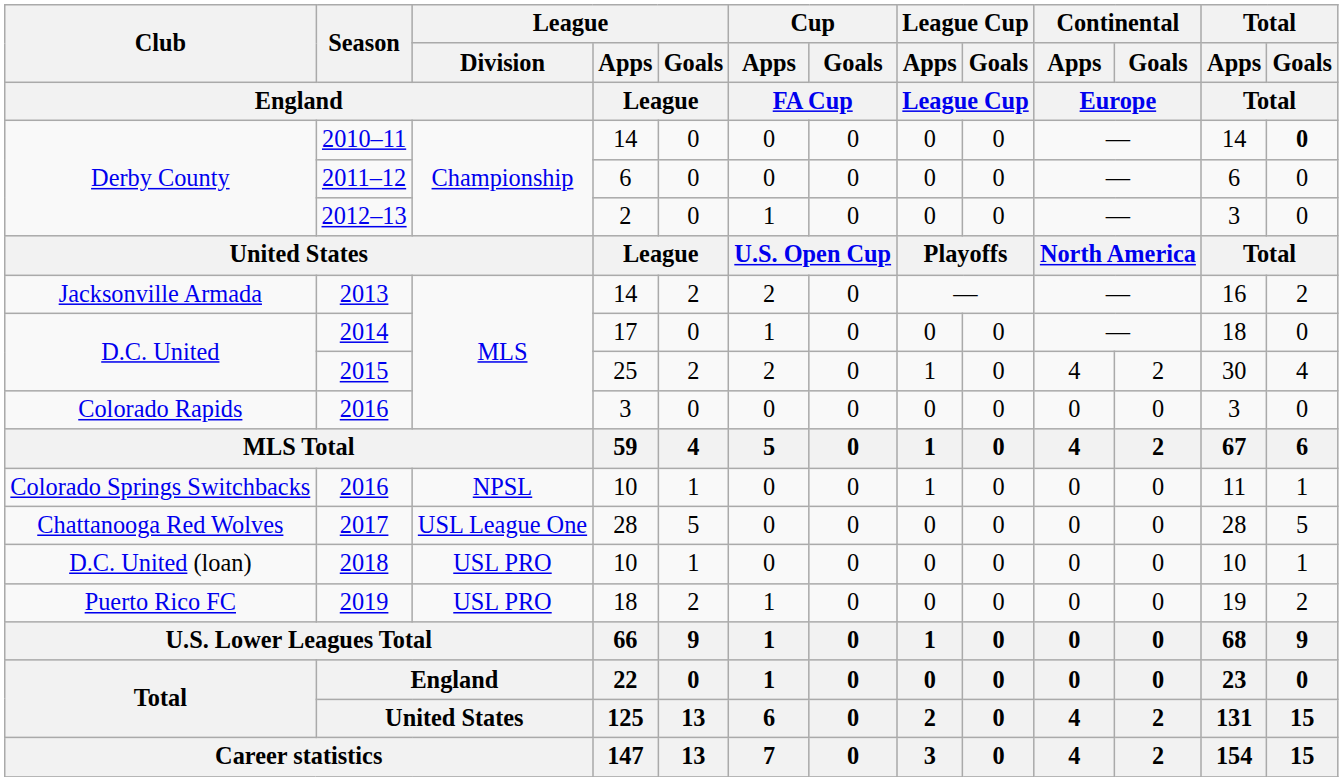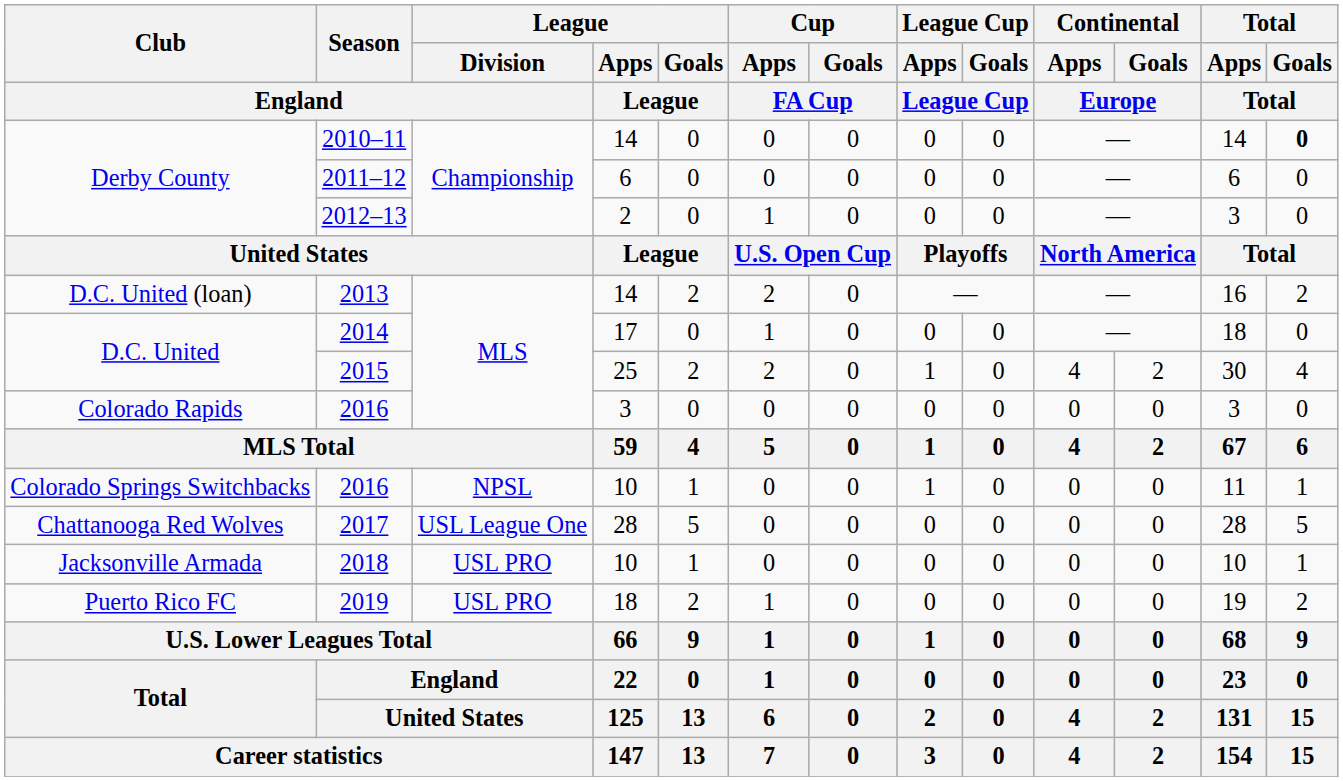(160, 293) Jacksonville Armada -> (160, 293) D.C. United (loan)
(160, 563) D.C. United (loan) -> (160, 563) Jacksonville Armada
